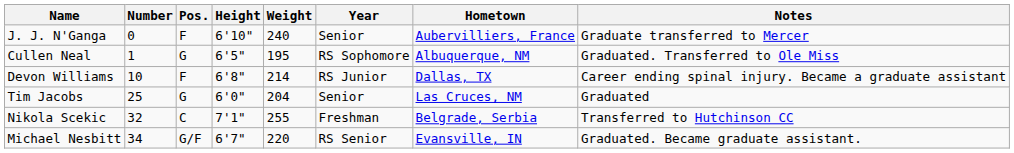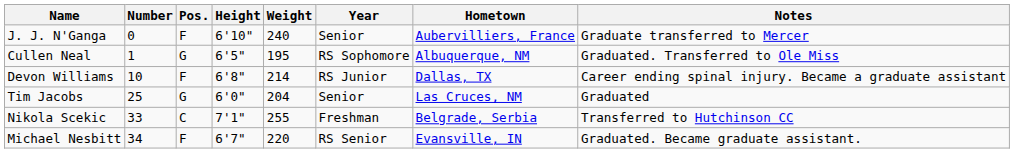(135, 118) 32 -> (135, 118) 33
(190, 138) G/F -> (183, 138) F
